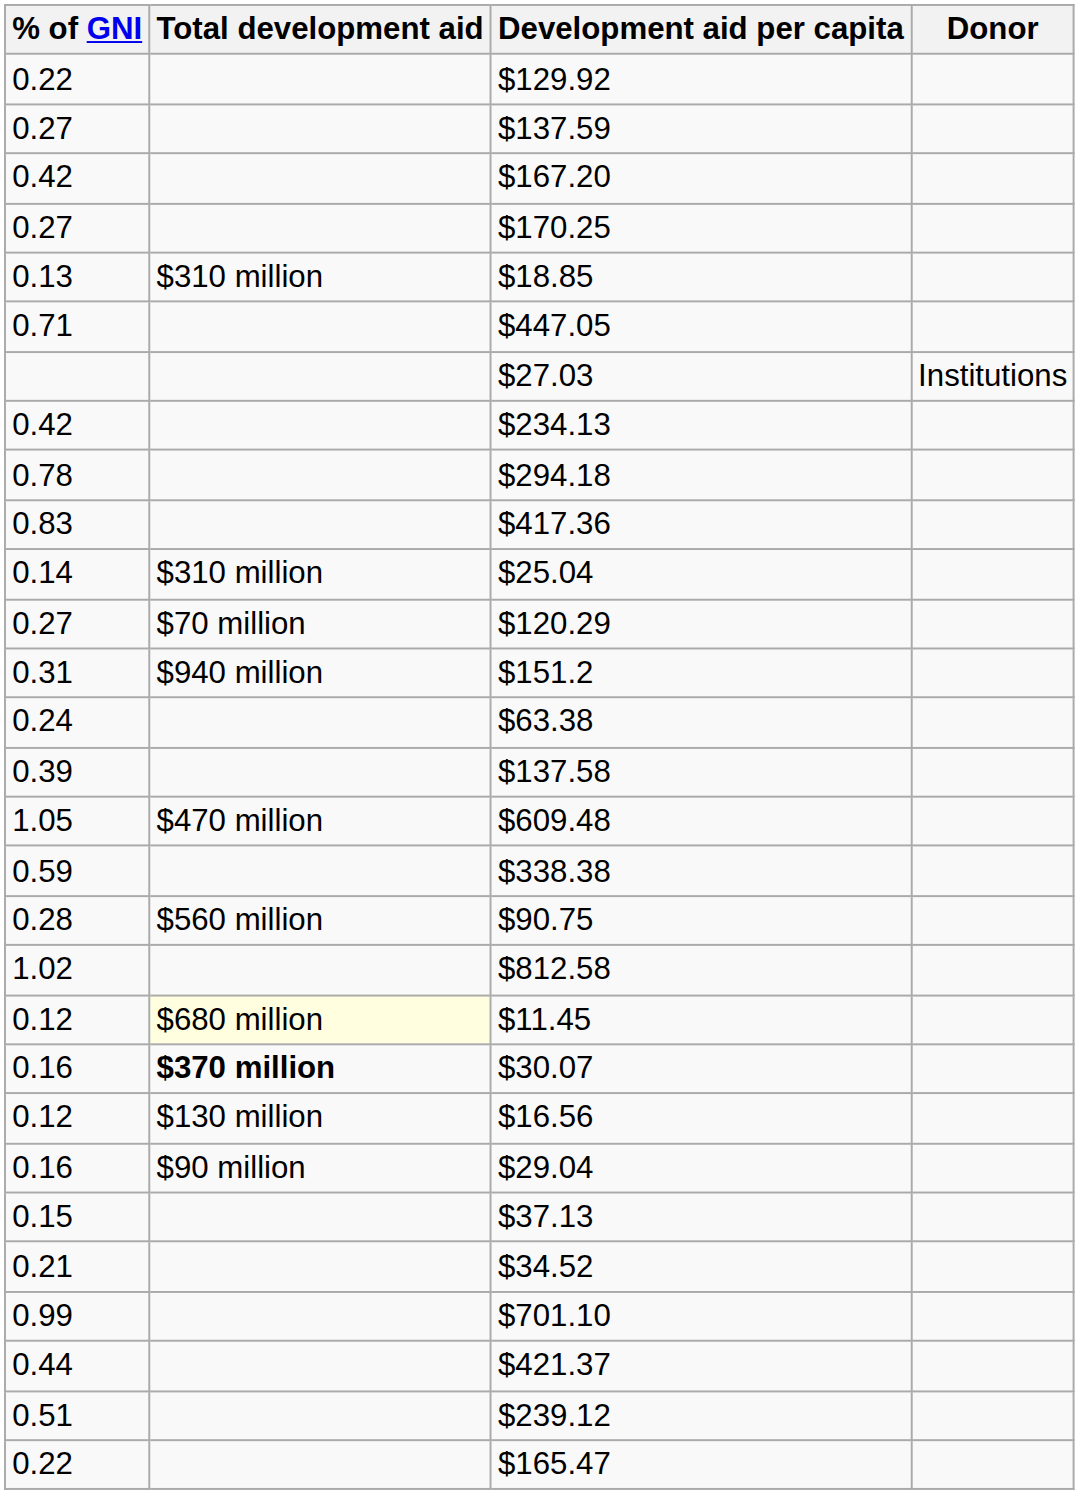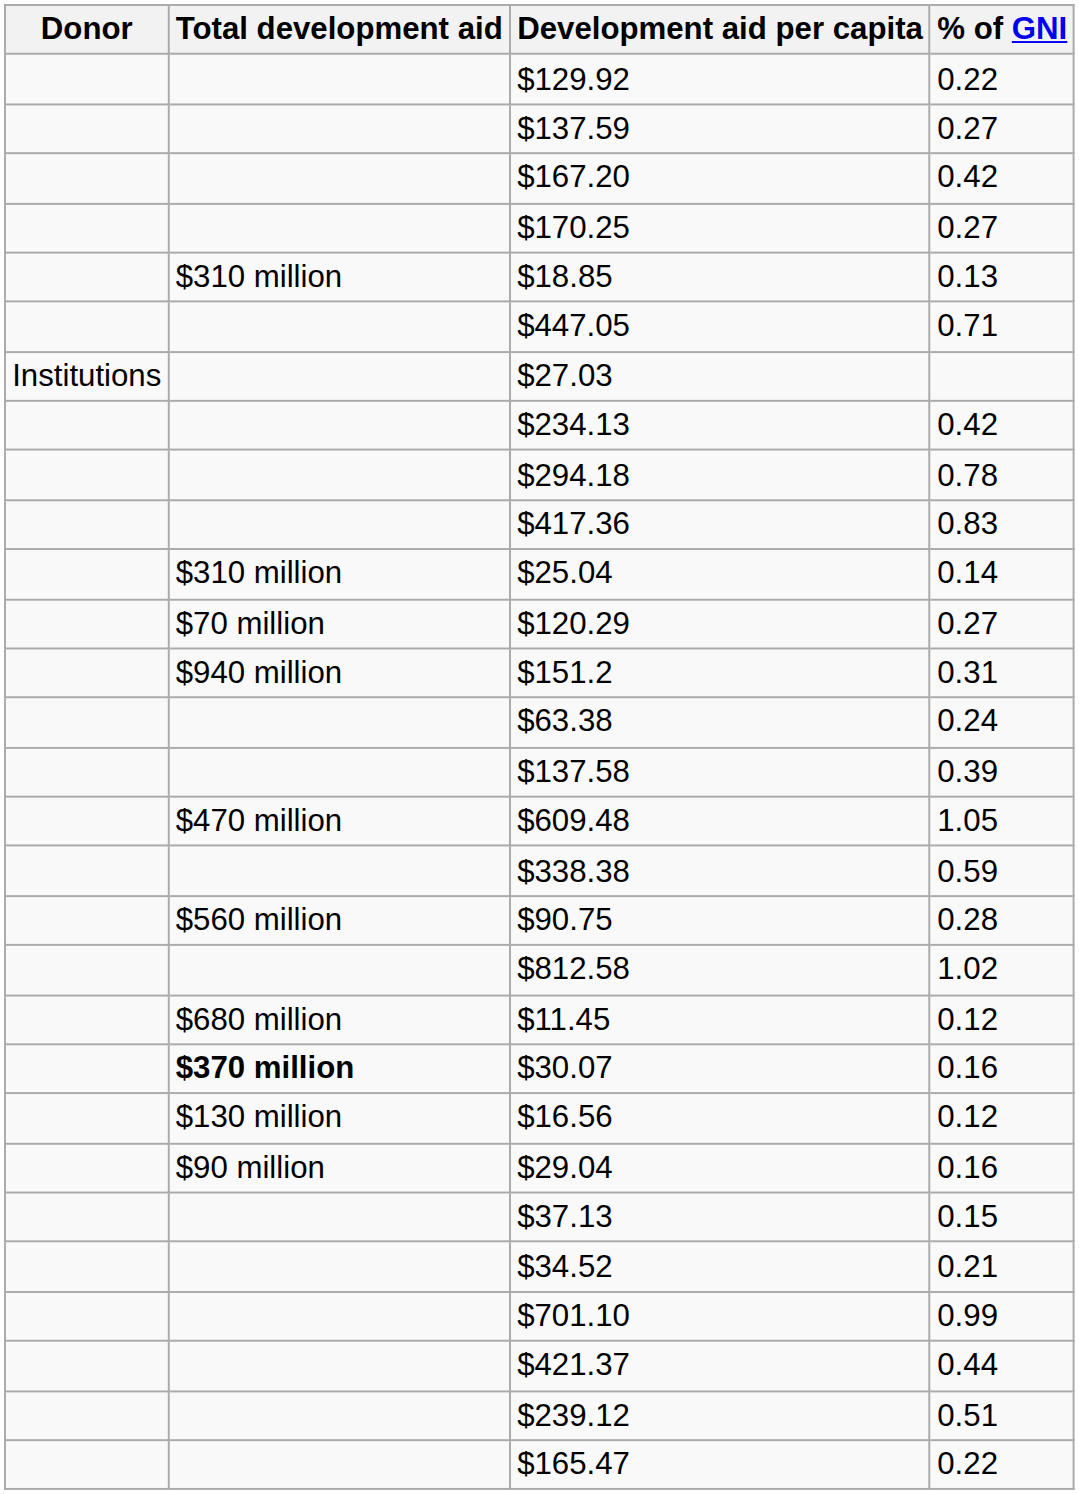columns swapped: (993, 29) <-> (77, 29)
(240, 1018) lightyellow background -> (259, 1018) no background
